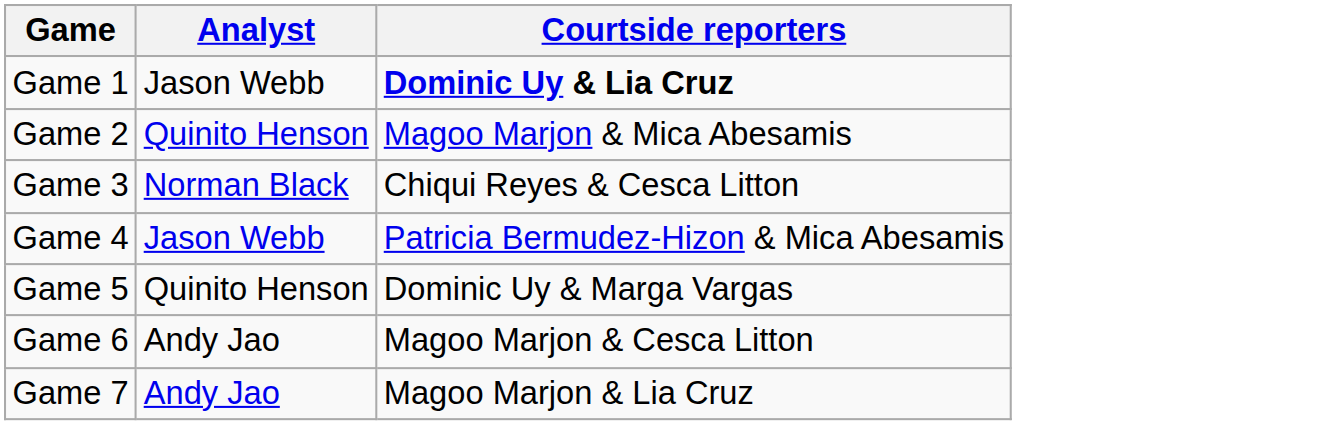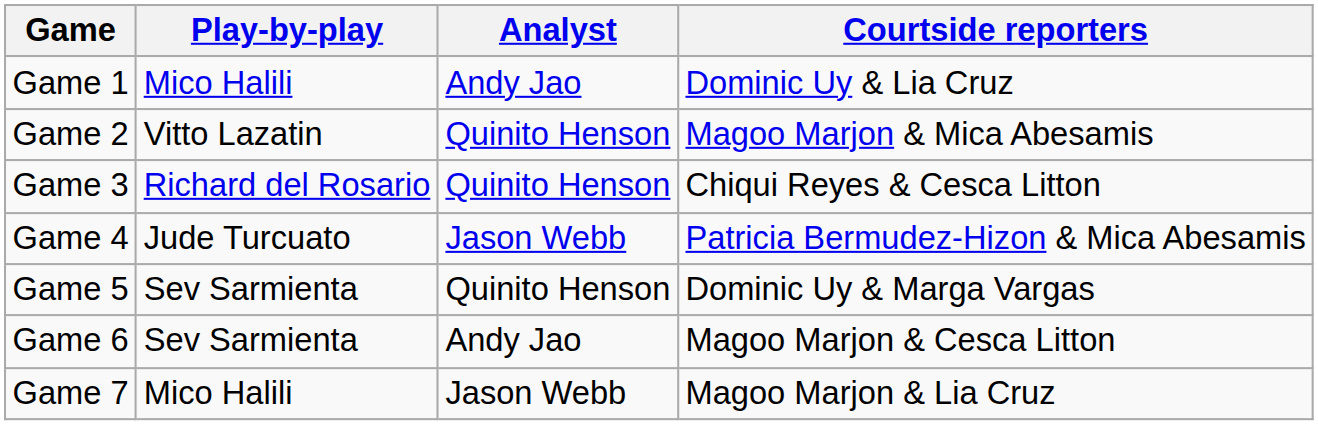+ column: (287, 30)
(234, 82) Jason Webb -> (513, 82) Andy Jao
(559, 82) bold -> (850, 82) normal
(246, 185) Norman Black -> (558, 185) Quinito Henson
(212, 392) Andy Jao -> (536, 392) Jason Webb
